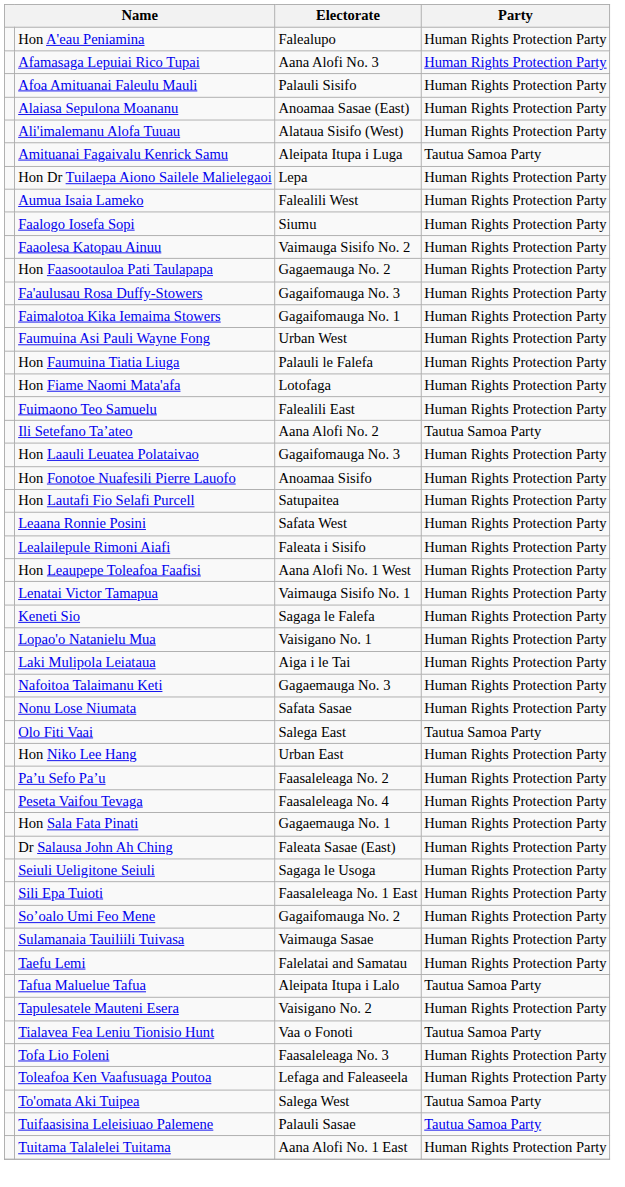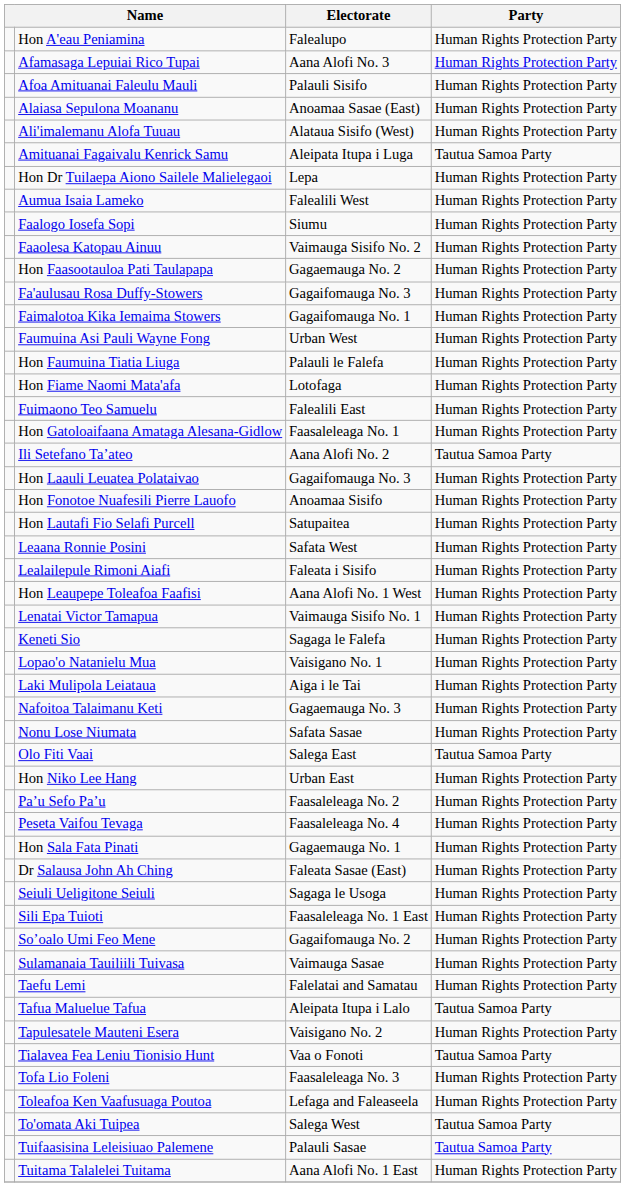+ row: (150, 431)
